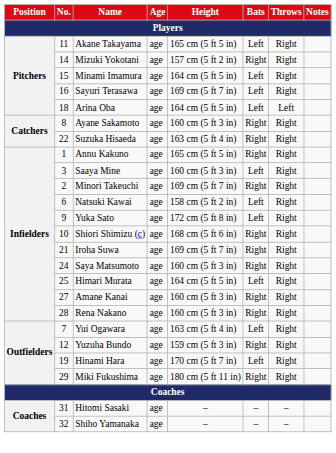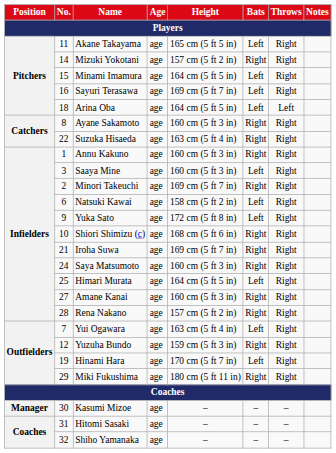(203, 155) 165 cm (5 ft 5 in) -> (203, 155) 160 cm (5 ft 3 in)
(203, 313) 160 cm (5 ft 3 in) -> (203, 313) 157 cm (5 ft 2 in)
+ row: (103, 408)
